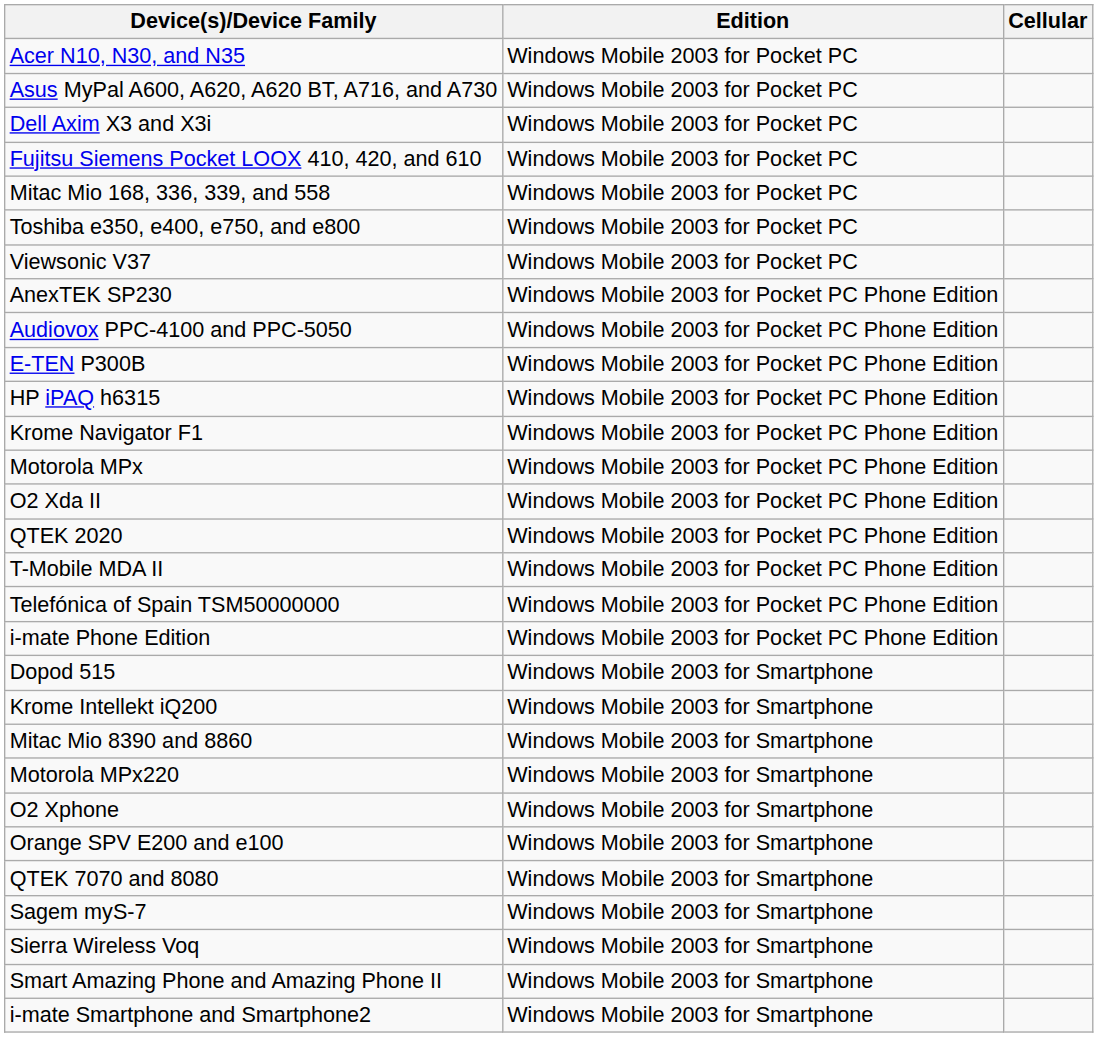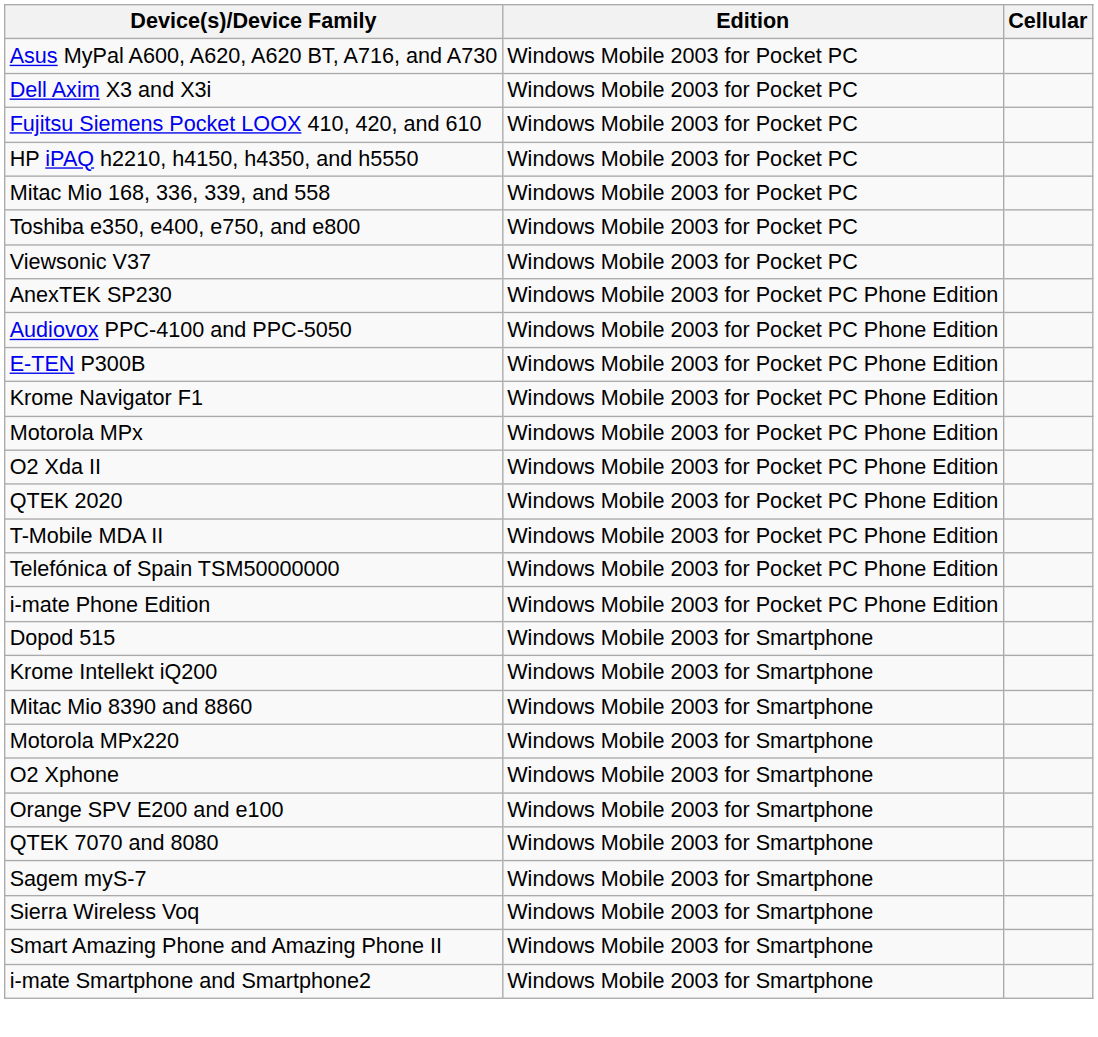- row: (127, 55)
+ row: (214, 158)
- row: (85, 398)
